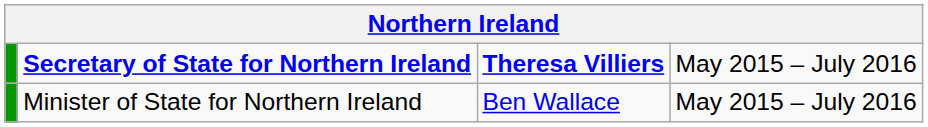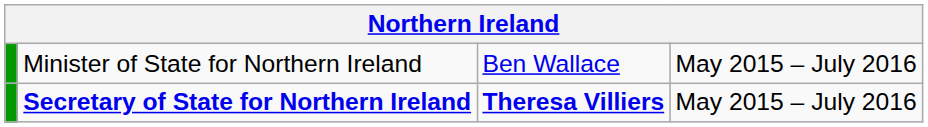rows swapped: (247, 63) <-> (223, 102)
